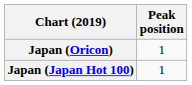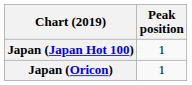rows swapped: (71, 70) <-> (71, 49)
